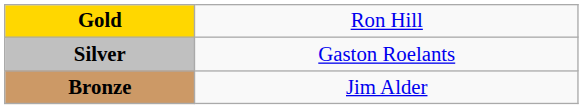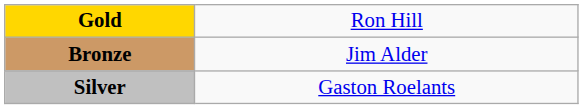rows swapped: (100, 53) <-> (100, 86)
